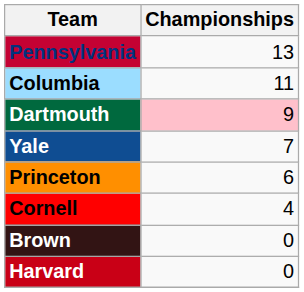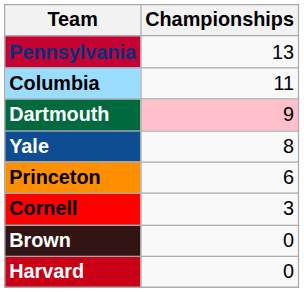(288, 146) 7 -> (288, 146) 8
(288, 209) 4 -> (288, 209) 3
